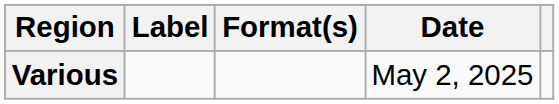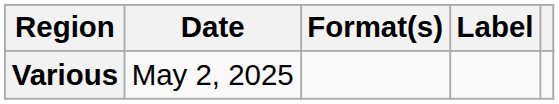columns swapped: (452, 27) <-> (170, 27)
